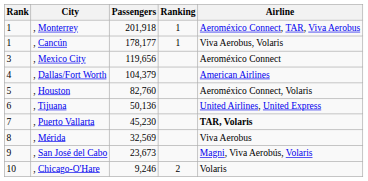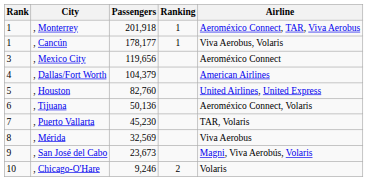(256, 91) Aeroméxico Connect, Volaris -> (261, 91) United Airlines, United Express
(261, 106) United Airlines, United Express -> (256, 106) Aeroméxico Connect, Volaris
(226, 122) bold -> (225, 122) normal
